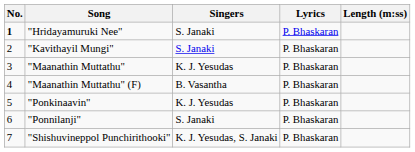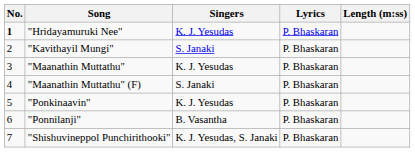(195, 31) S. Janaki -> (204, 31) K. J. Yesudas
(201, 84) B. Vasantha -> (195, 84) S. Janaki
(195, 120) S. Janaki -> (201, 120) B. Vasantha
